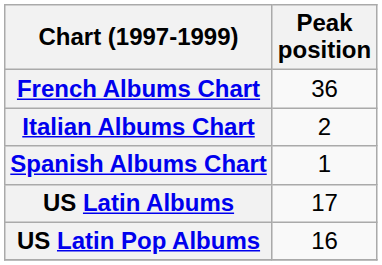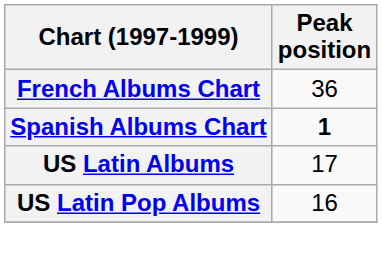- row: (139, 126)
(324, 164) normal -> (324, 126) bold
